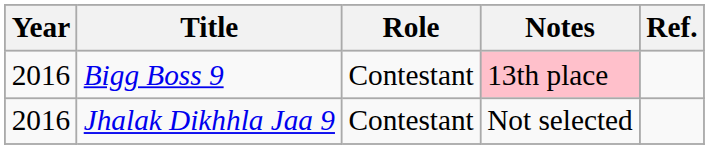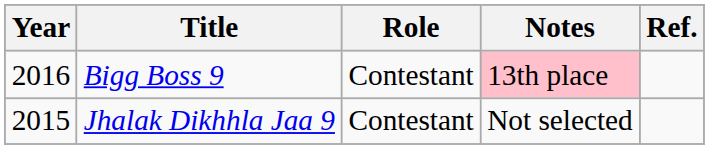(41, 120) 2016 -> (41, 120) 2015
